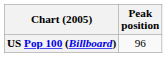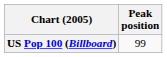(140, 43) 96 -> (140, 43) 99
